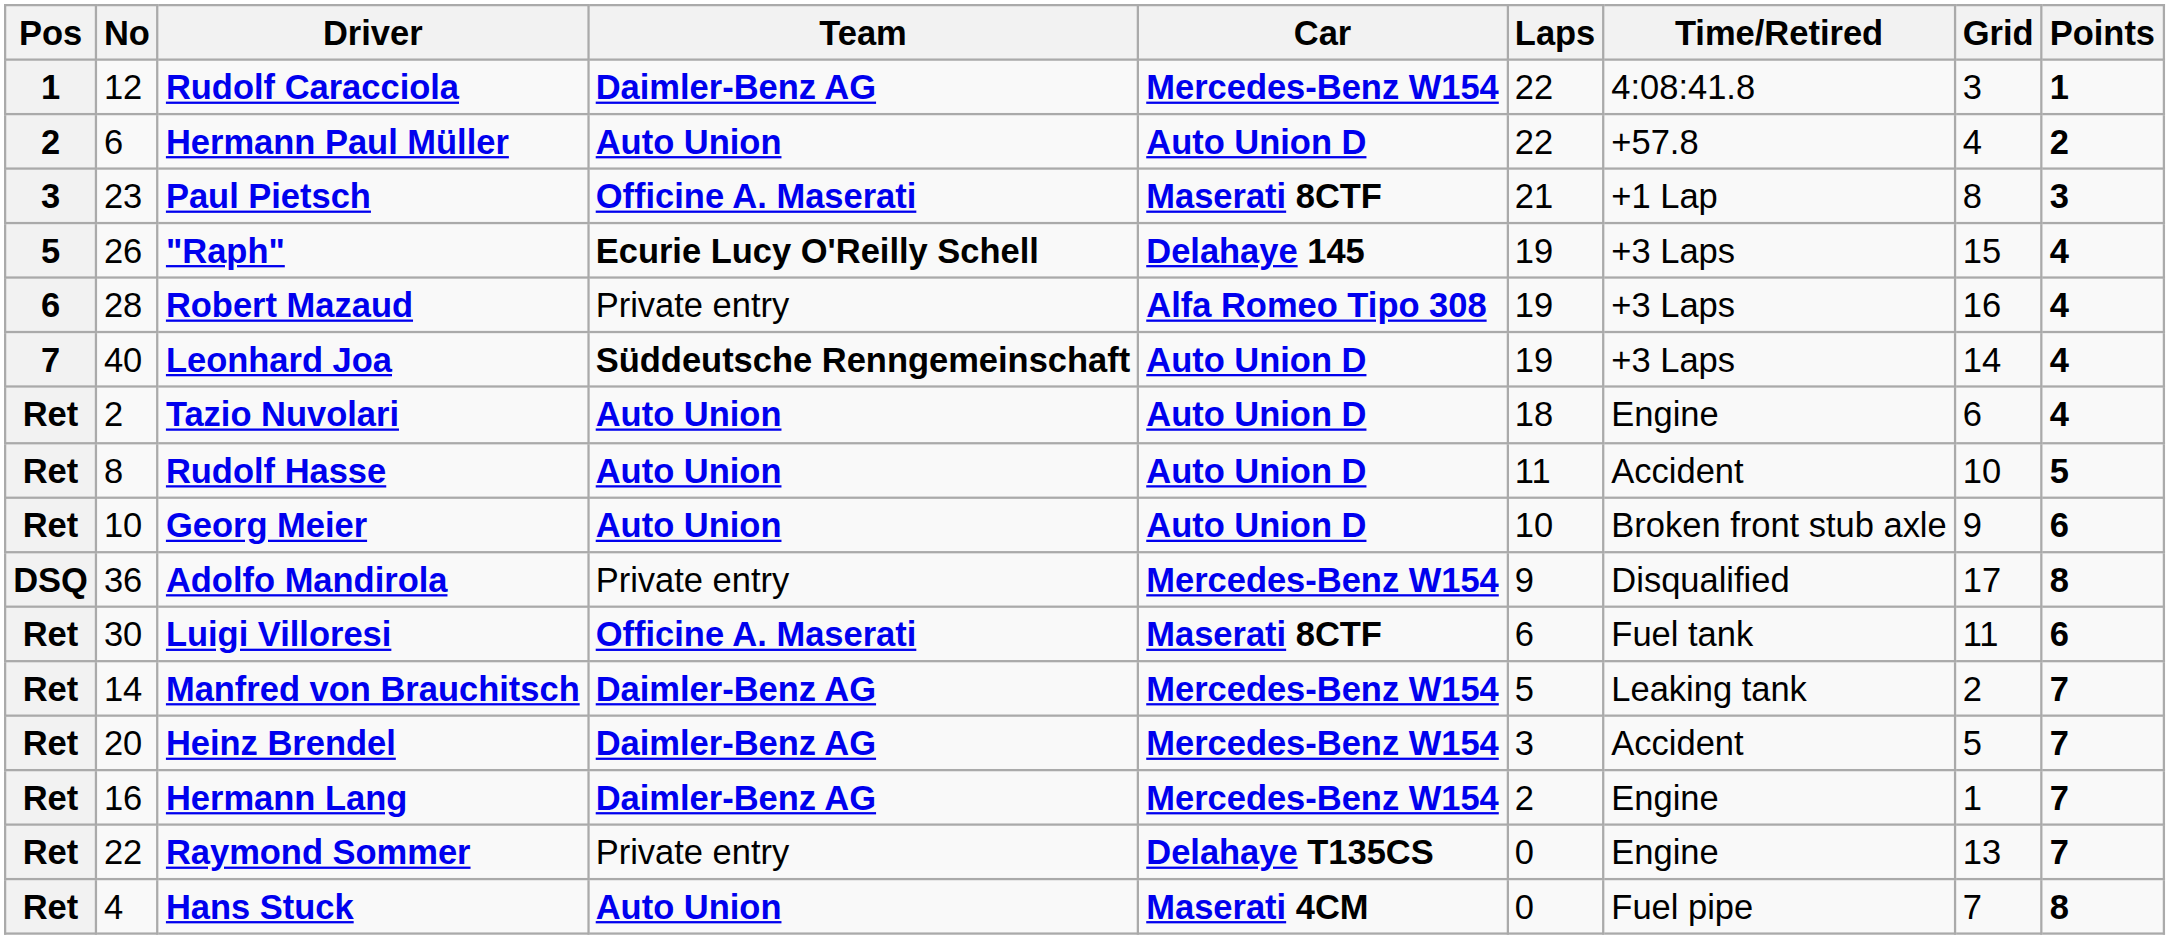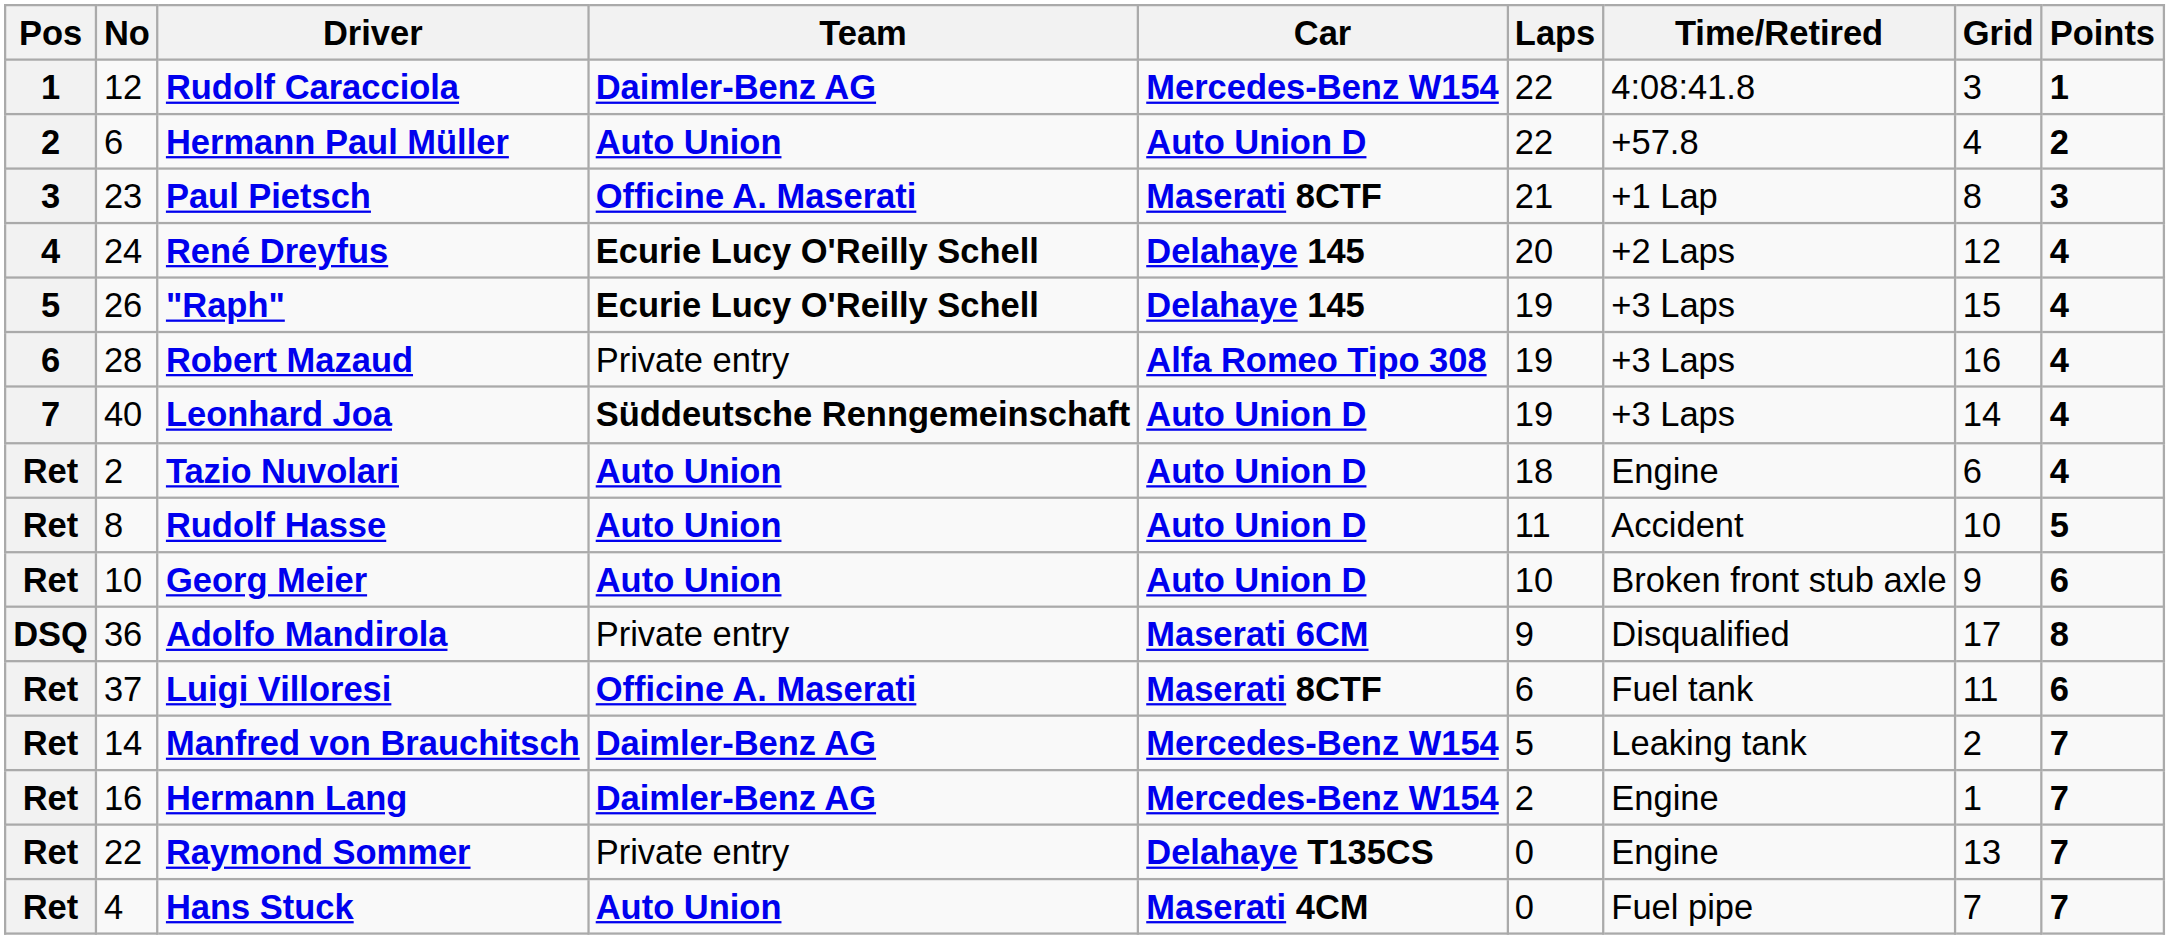+ row: (277, 251)
(1323, 579) Mercedes-Benz W154 -> (1257, 633) Maserati 6CM
(123, 633) 30 -> (123, 688) 37
- row: (281, 743)
(2059, 907) 8 -> (2059, 907) 7
